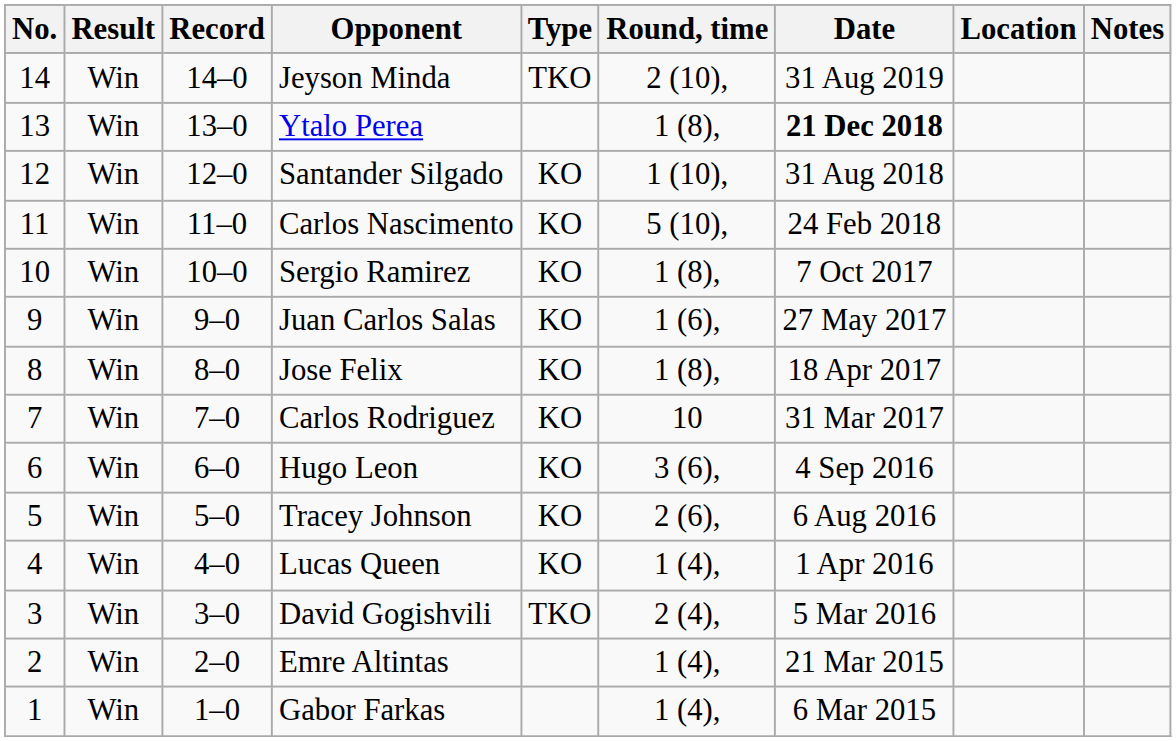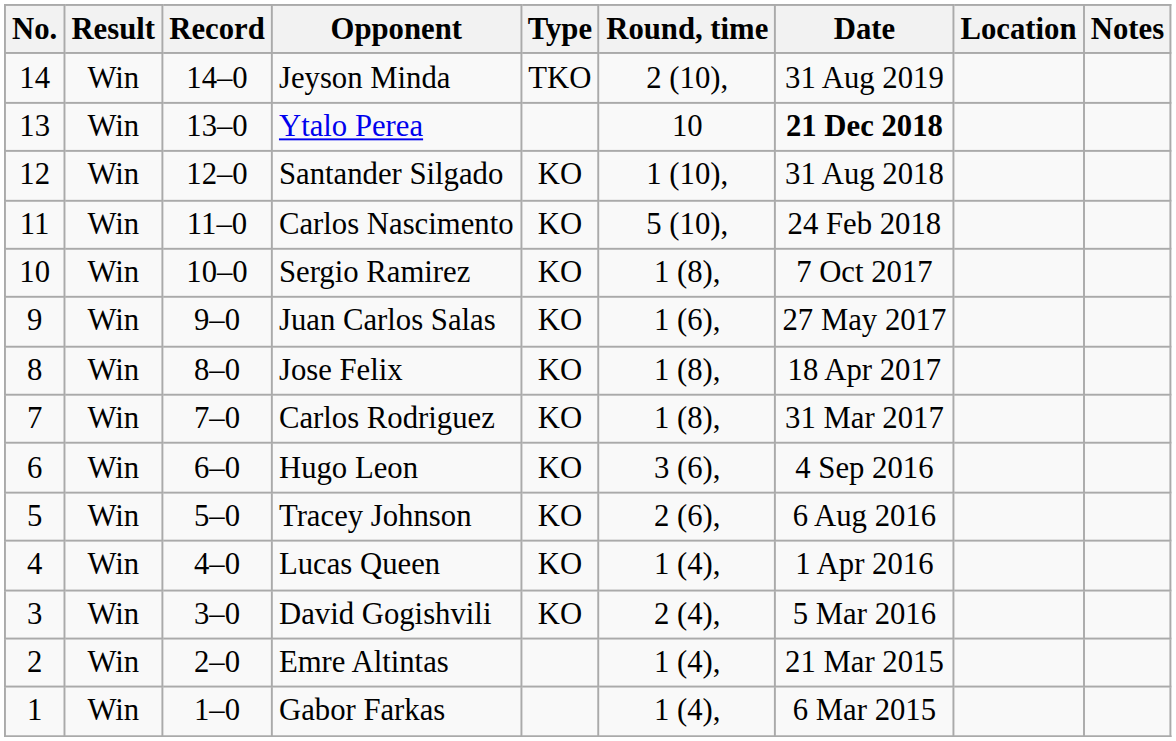(687, 126) 1 (8), -> (687, 126) 10
(687, 418) 10 -> (687, 418) 1 (8),
(560, 613) TKO -> (560, 613) KO
